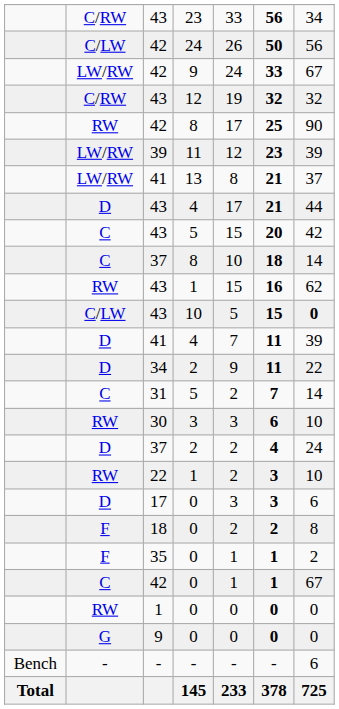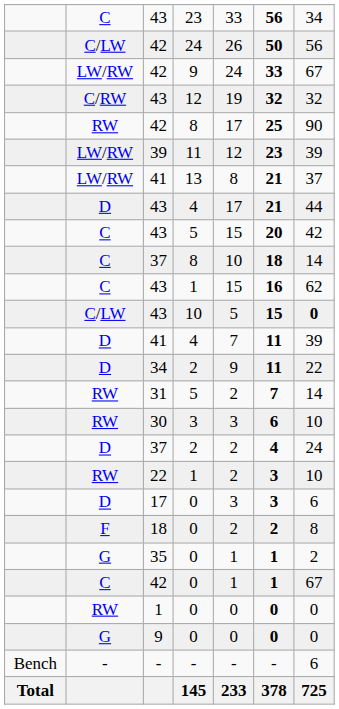(105, 17) C/RW -> (105, 17) C
(105, 286) RW -> (105, 286) C
(105, 394) C -> (105, 394) RW
(105, 555) F -> (105, 555) G
